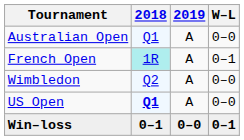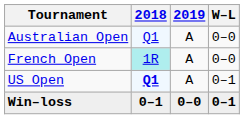(224, 59) 0–1 -> (224, 59) 0–0
- row: (44, 81)
(224, 103) 0–0 -> (224, 81) 0–1
